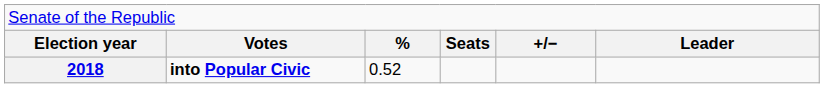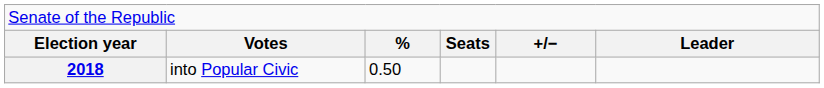(240, 69) bold -> (234, 69) normal
(385, 69) 0.52 -> (385, 69) 0.50
